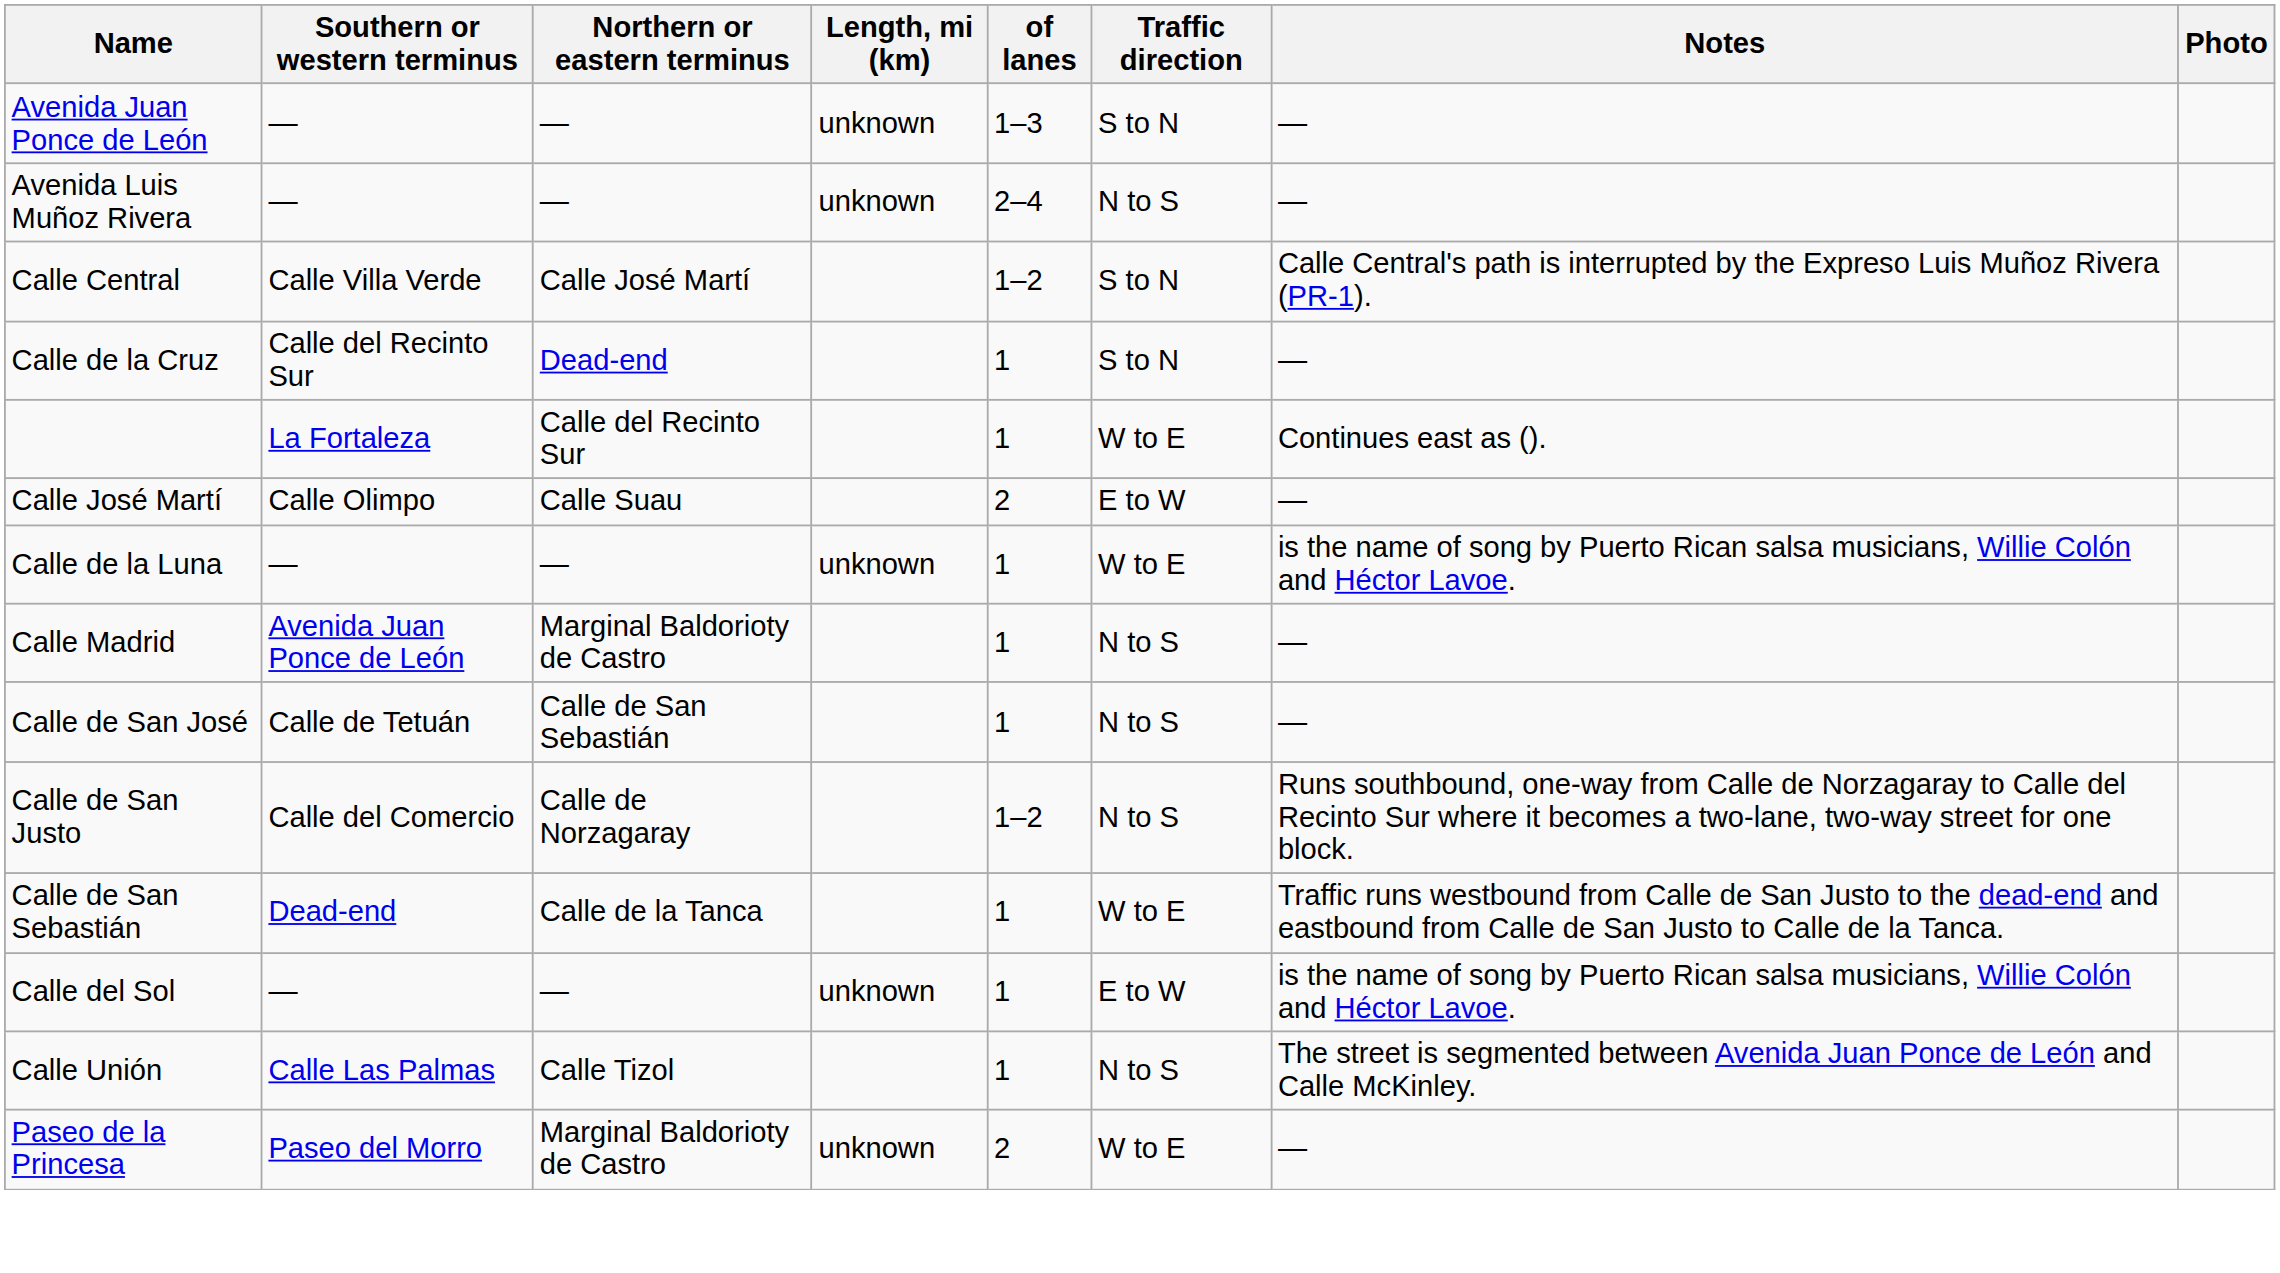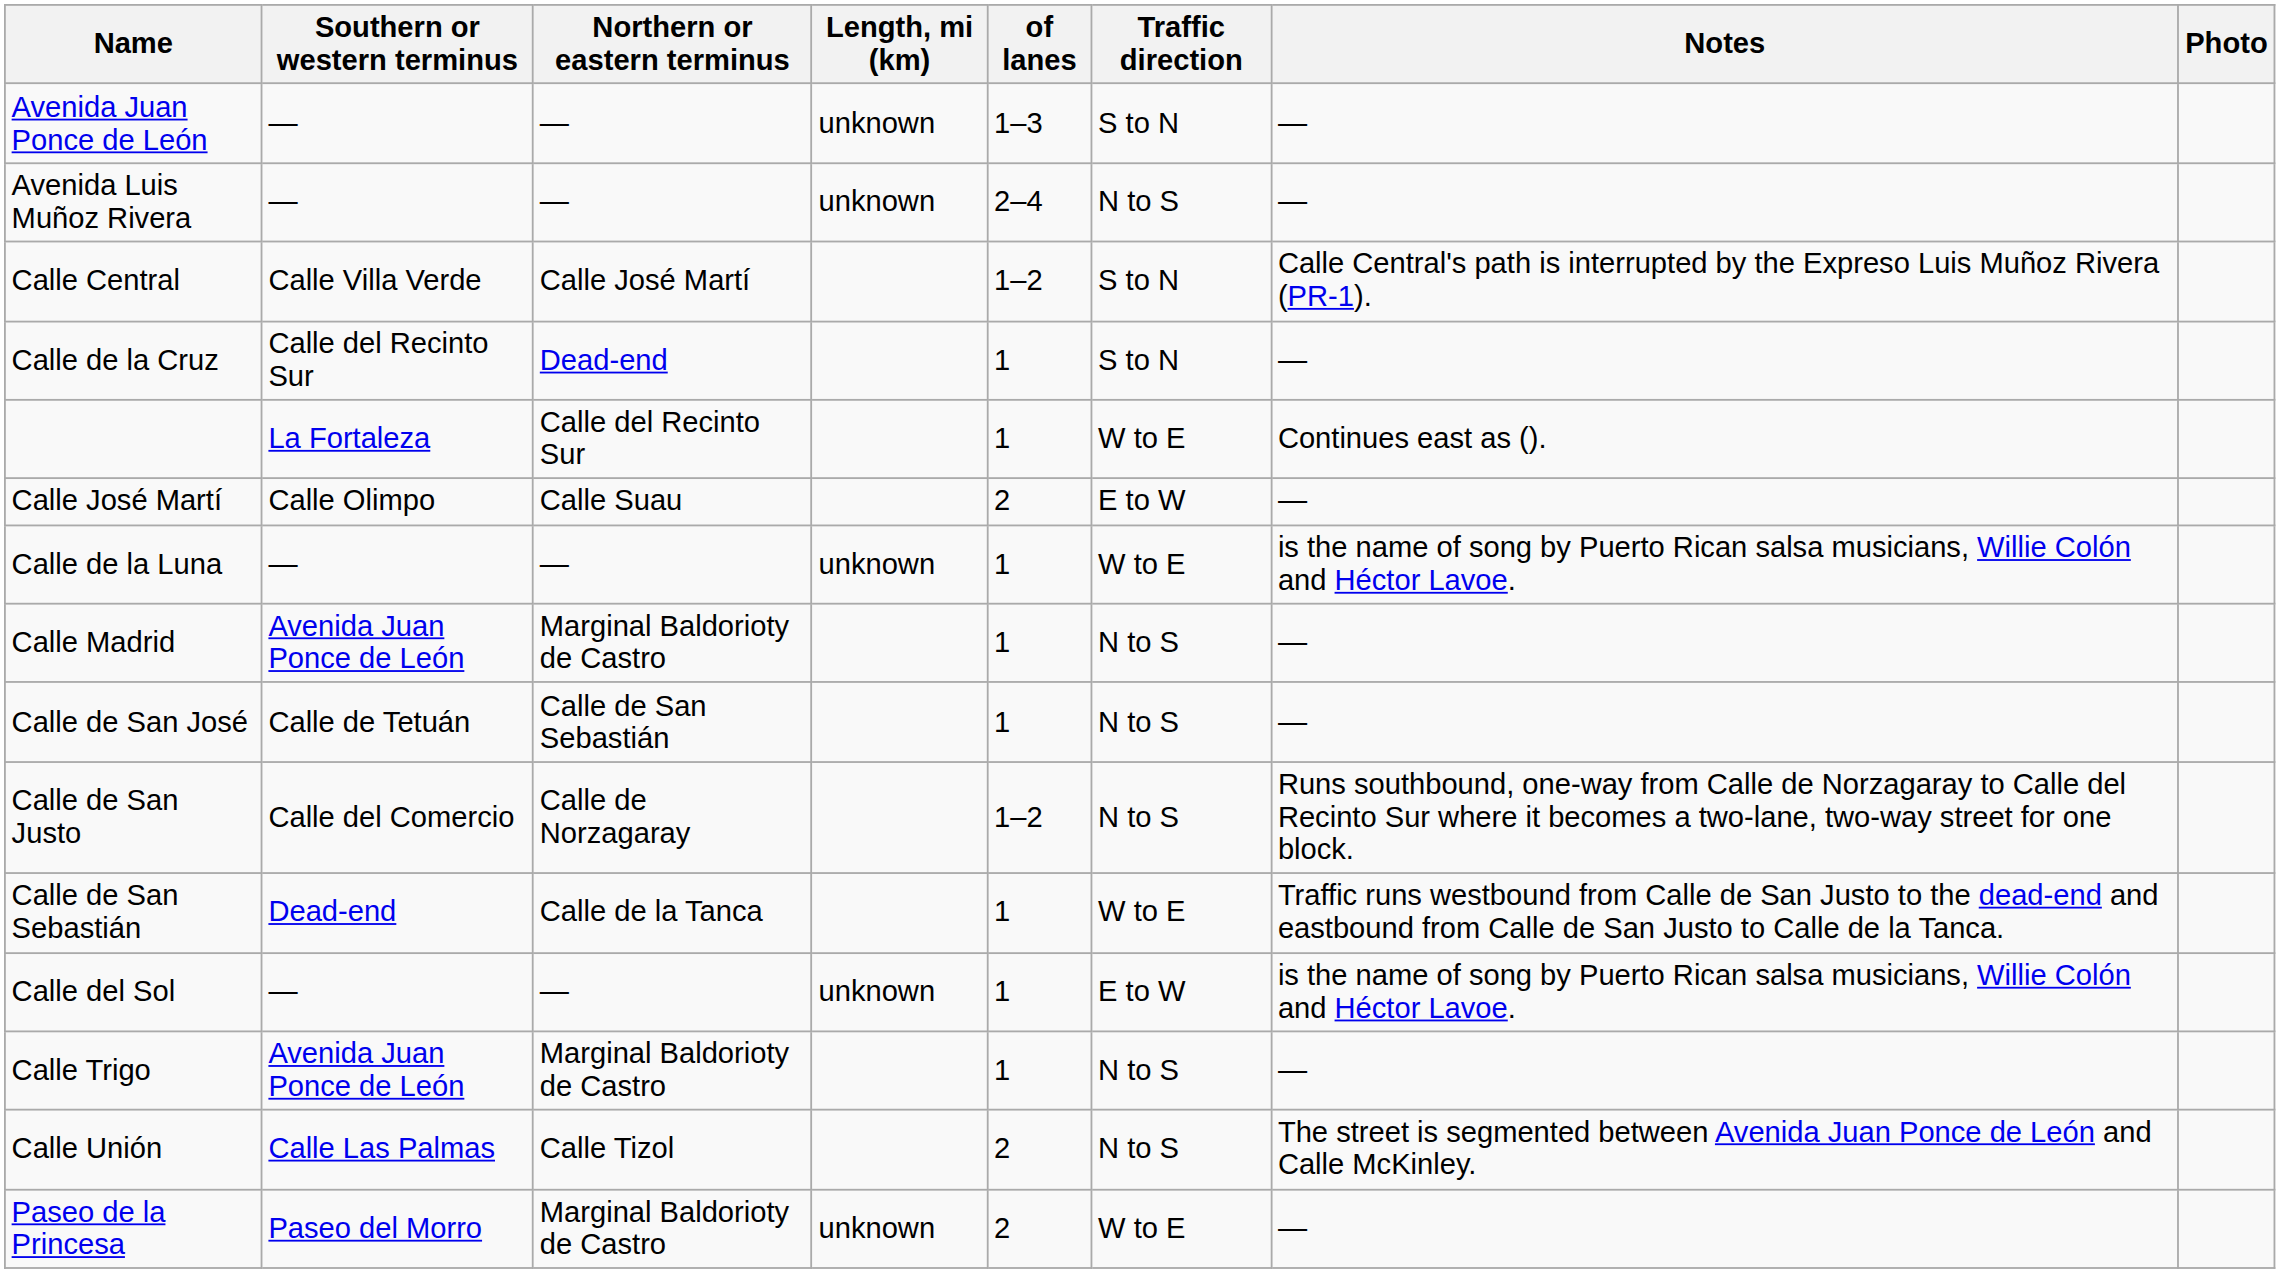+ row: (81, 1070)
(1002, 1070) 1 -> (1002, 1149) 2
